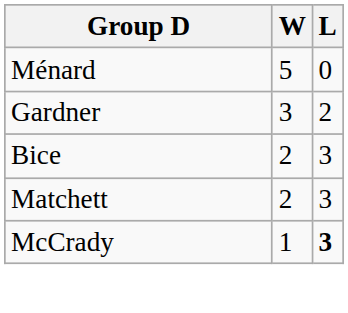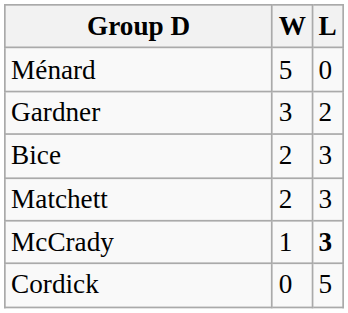+ row: (55, 284)
